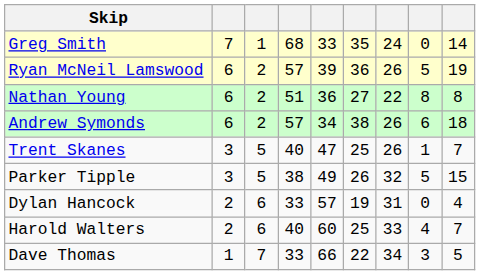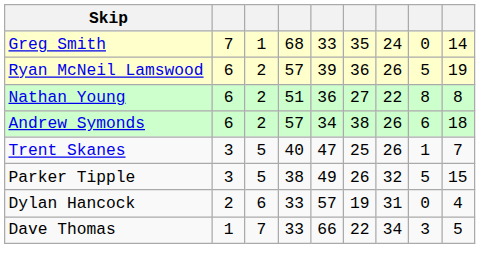- row: (77, 230)
